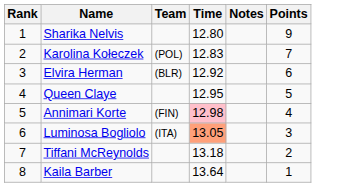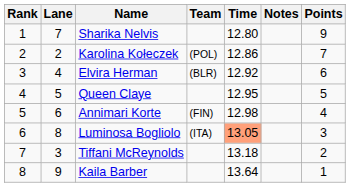+ column: (58, 14)
(208, 53) 12.83 -> (243, 53) 12.86
(208, 113) pink background -> (243, 113) no background
